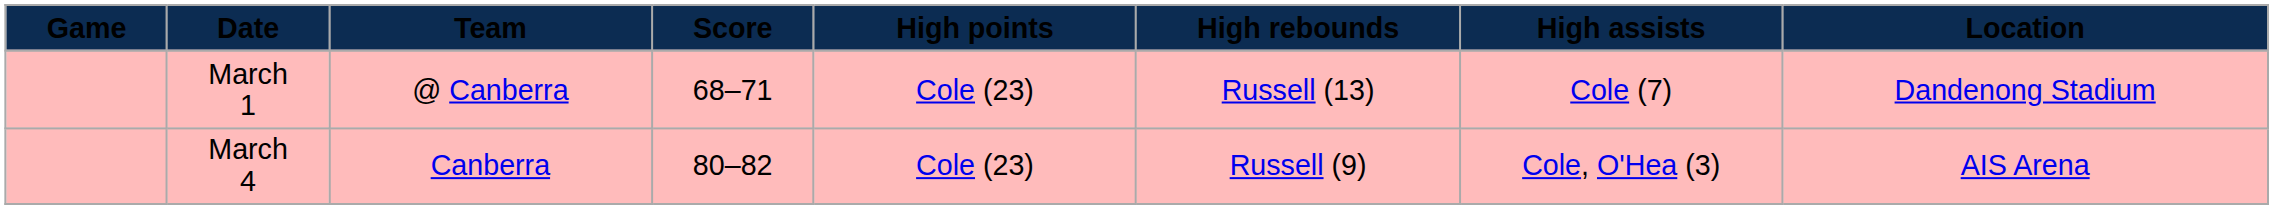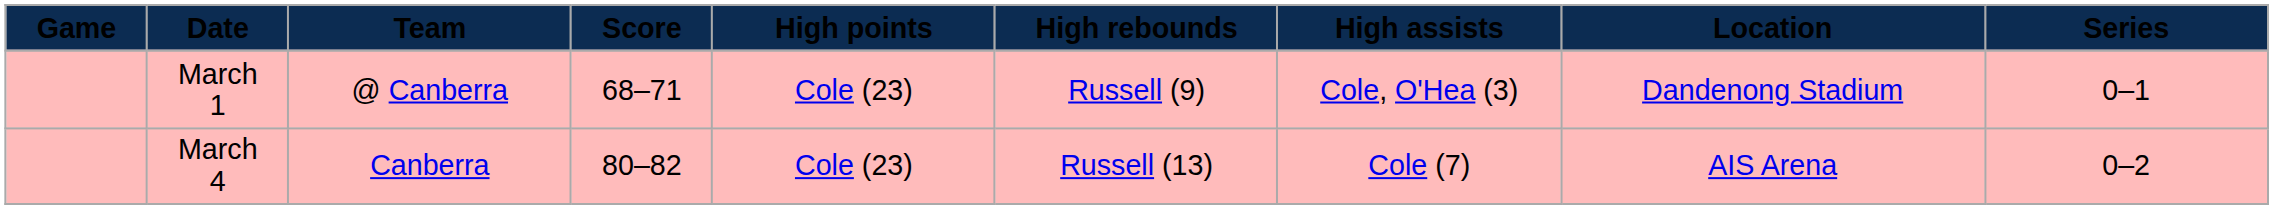+ column: (2126, 28)
(1298, 89) Russell (13) -> (1137, 89) Russell (9)
(1621, 89) Cole (7) -> (1419, 89) Cole, O'Hea (3)
(1298, 166) Russell (9) -> (1137, 166) Russell (13)
(1621, 166) Cole, O'Hea (3) -> (1419, 166) Cole (7)
